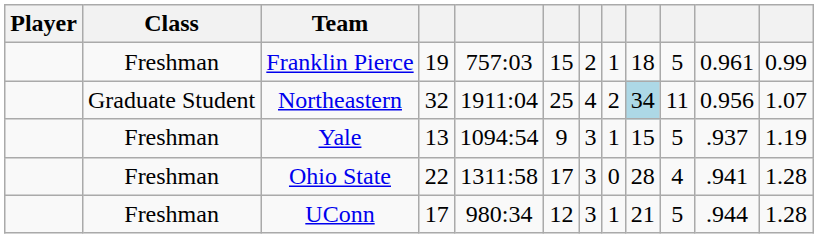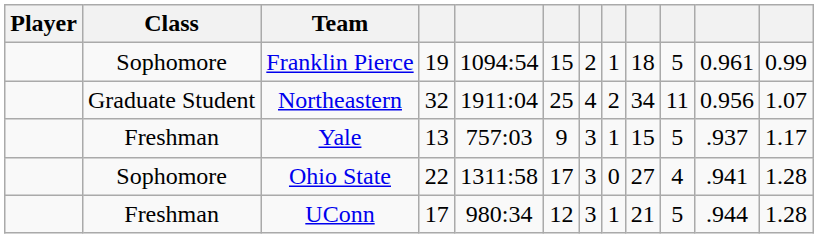(172, 61) Freshman -> (172, 61) Sophomore
(499, 61) 757:03 -> (499, 61) 1094:54
(643, 99) lightblue background -> (643, 99) no background
(499, 137) 1094:54 -> (499, 137) 757:03
(786, 137) 1.19 -> (786, 137) 1.17
(172, 175) Freshman -> (172, 175) Sophomore
(643, 175) 28 -> (643, 175) 27
